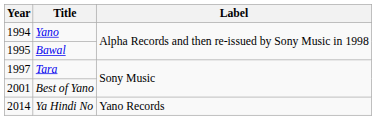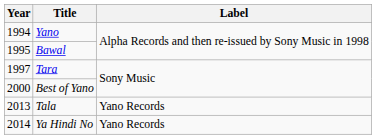(19, 87) 2001 -> (19, 87) 2000
+ row: (46, 106)
